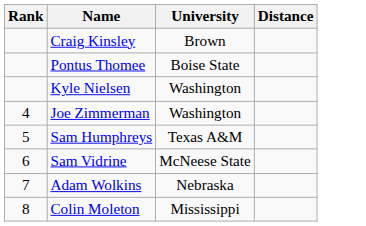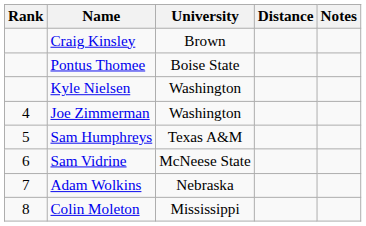+ column: (339, 16)
